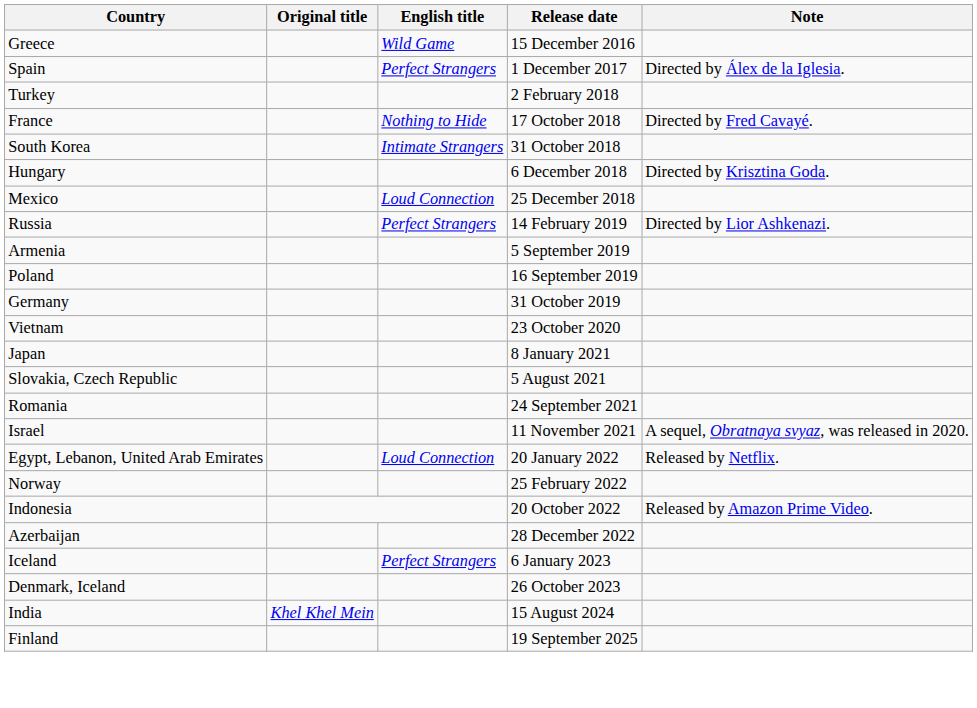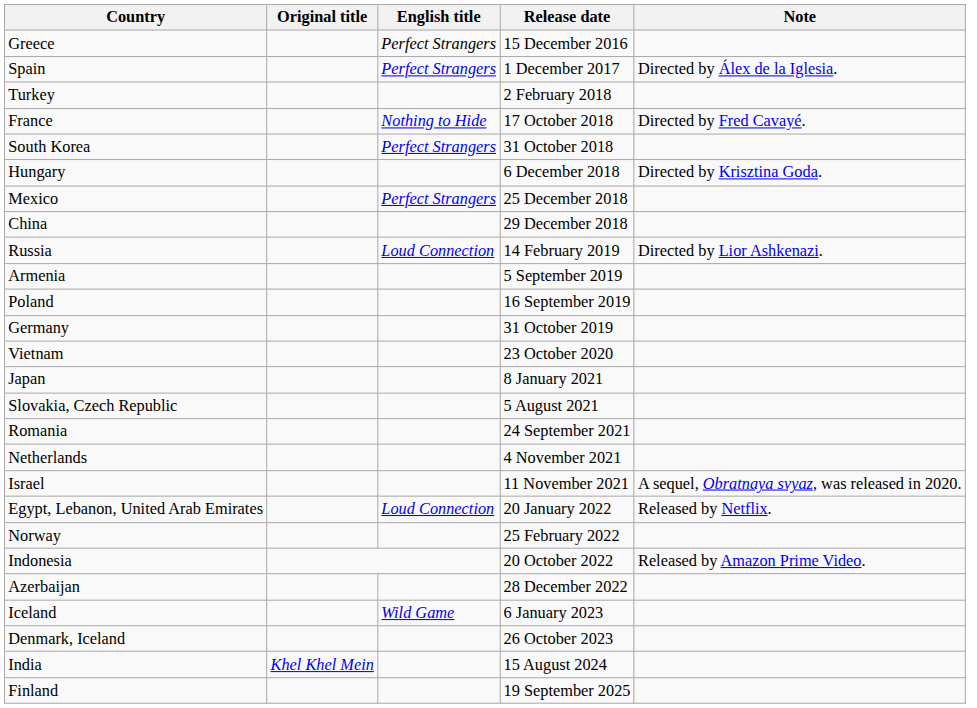(418, 43) Wild Game -> (439, 43) Perfect Strangers
(442, 146) Intimate Strangers -> (439, 146) Perfect Strangers
(438, 198) Loud Connection -> (439, 198) Perfect Strangers
+ row: (28, 224)
(439, 224) Perfect Strangers -> (438, 250) Loud Connection
+ row: (48, 457)
(439, 560) Perfect Strangers -> (418, 612) Wild Game
